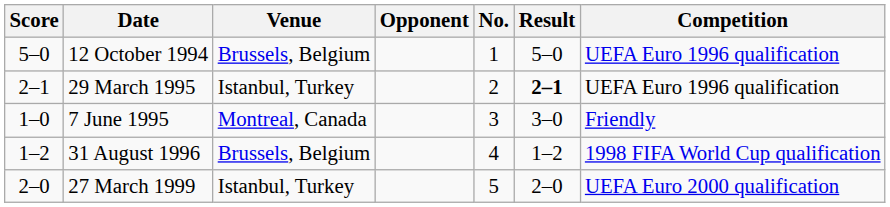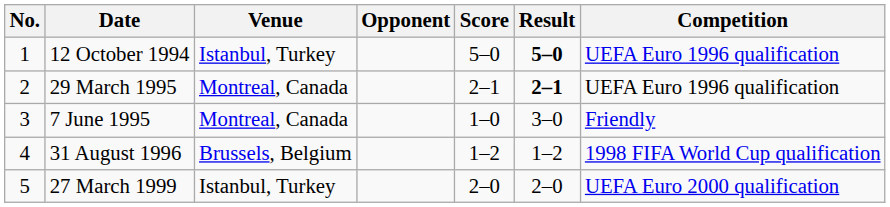columns swapped: (494, 20) <-> (34, 20)
(294, 53) Brussels, Belgium -> (267, 53) Istanbul, Turkey
(547, 53) normal -> (547, 53) bold
(286, 86) Istanbul, Turkey -> (274, 86) Montreal, Canada
